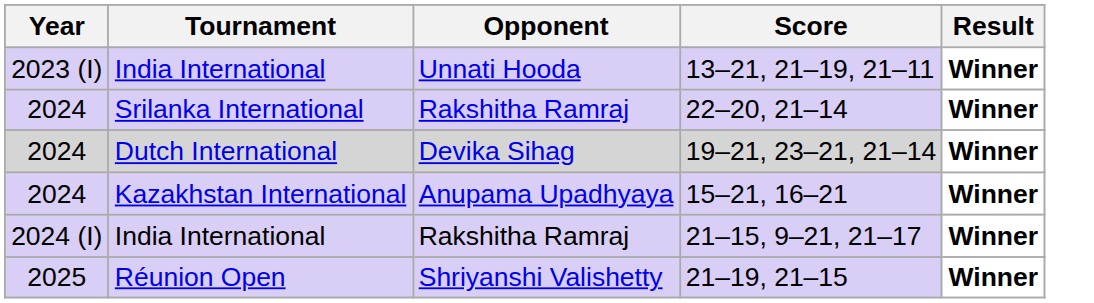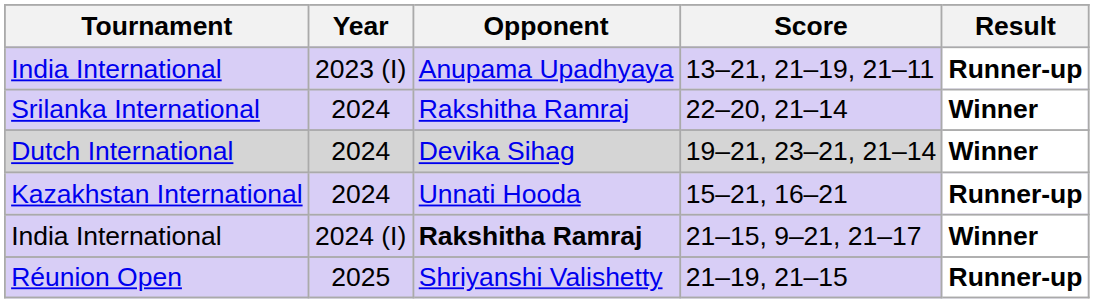columns swapped: (57, 26) <-> (261, 26)
(500, 68) Unnati Hooda -> (546, 68) Anupama Upadhyaya
(993, 68) Winner -> (1015, 68) Runner-up
(546, 194) Anupama Upadhyaya -> (500, 194) Unnati Hooda
(993, 194) Winner -> (1015, 194) Runner-up
(524, 236) normal -> (531, 236) bold
(993, 277) Winner -> (1015, 277) Runner-up
